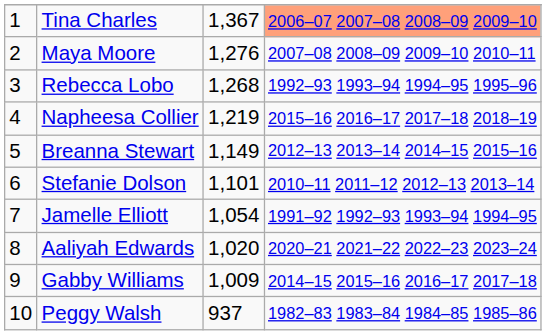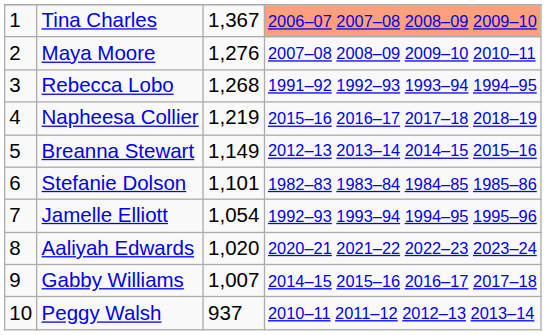(402, 86) 1992–93 1993–94 1994–95 1995–96 -> (402, 86) 1991–92 1992–93 1993–94 1994–95
(401, 183) 2010–11 2011–12 2012–13 2013–14 -> (402, 183) 1982–83 1983–84 1984–85 1985–86
(402, 216) 1991–92 1992–93 1993–94 1994–95 -> (402, 216) 1992–93 1993–94 1994–95 1995–96
(234, 280) 1,009 -> (234, 280) 1,007
(402, 313) 1982–83 1983–84 1984–85 1985–86 -> (401, 313) 2010–11 2011–12 2012–13 2013–14
